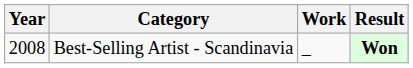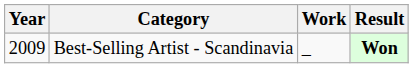(27, 47) 2008 -> (27, 47) 2009
